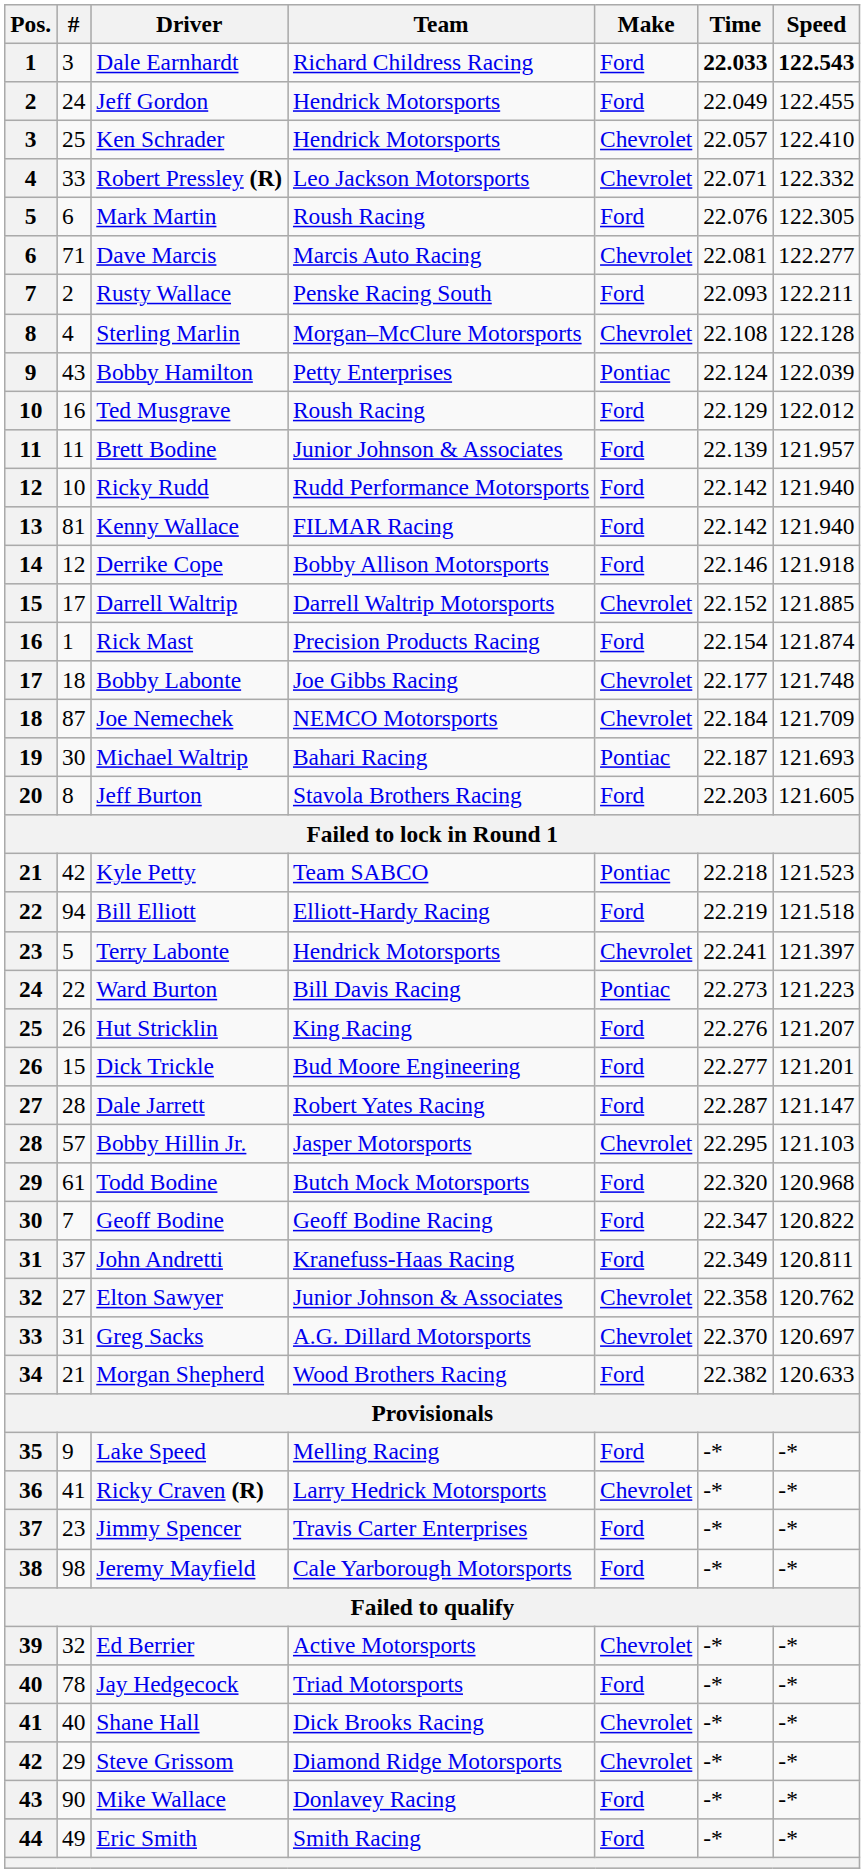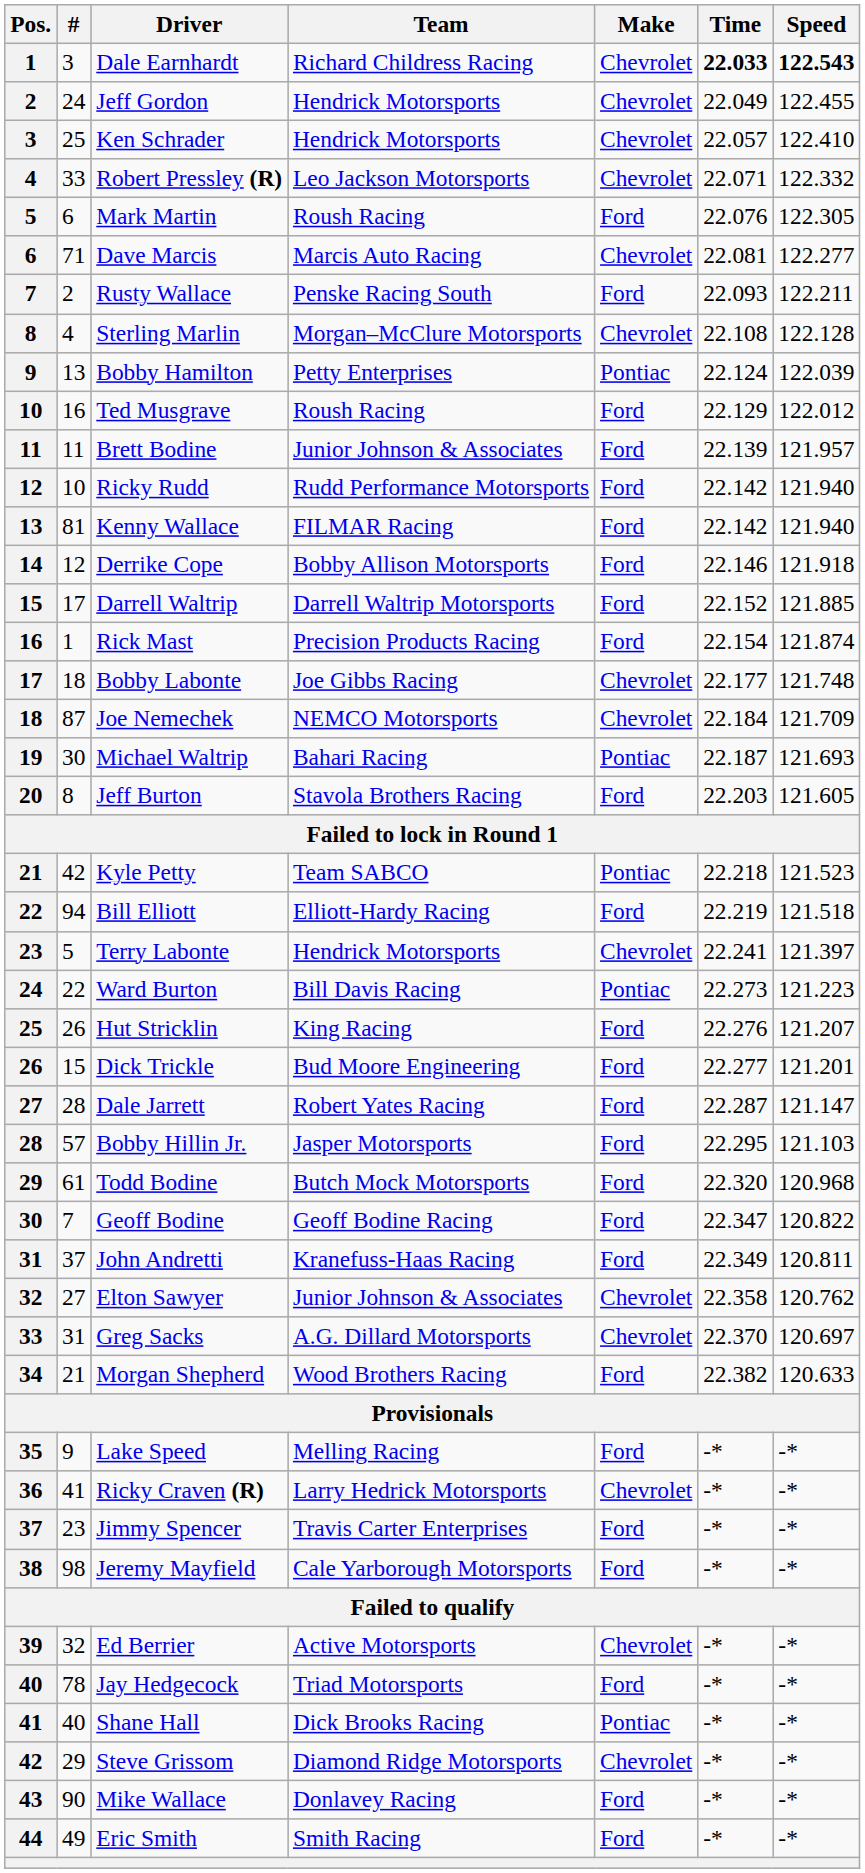(622, 62) Ford -> (646, 62) Chevrolet
(622, 101) Ford -> (646, 101) Chevrolet
(74, 371) 43 -> (74, 371) 13
(646, 602) Chevrolet -> (622, 602) Ford
(646, 1143) Chevrolet -> (622, 1143) Ford
(646, 1722) Chevrolet -> (635, 1722) Pontiac
